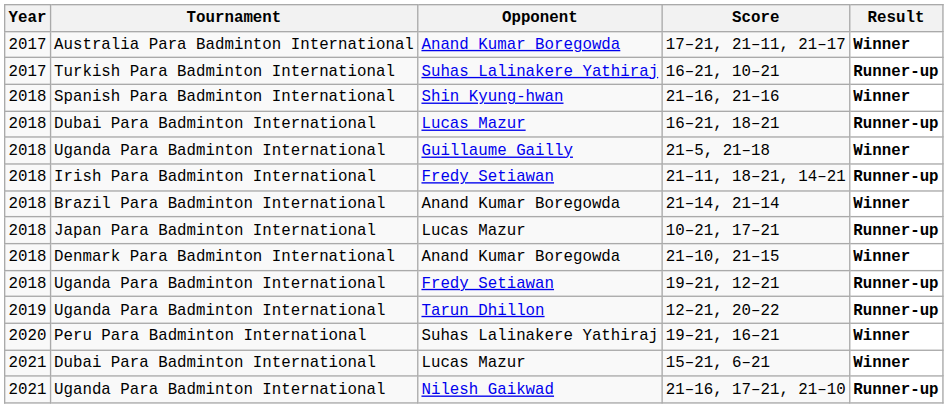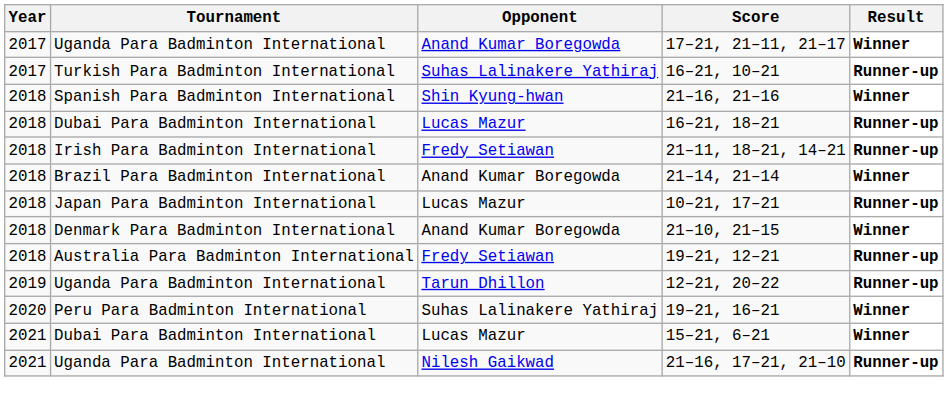(234, 44) Australia Para Badminton International -> (220, 44) Uganda Para Badminton International
- row: (718, 150)
(220, 283) Uganda Para Badminton International -> (234, 256) Australia Para Badminton International
